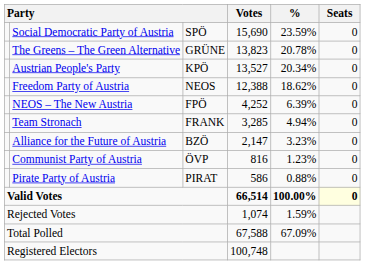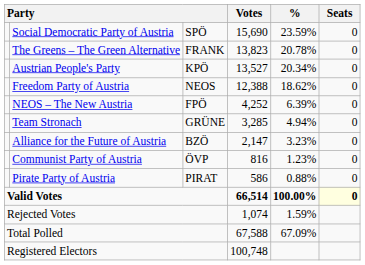(205, 50) GRÜNE -> (205, 50) FRANK
(205, 123) FRANK -> (205, 123) GRÜNE
